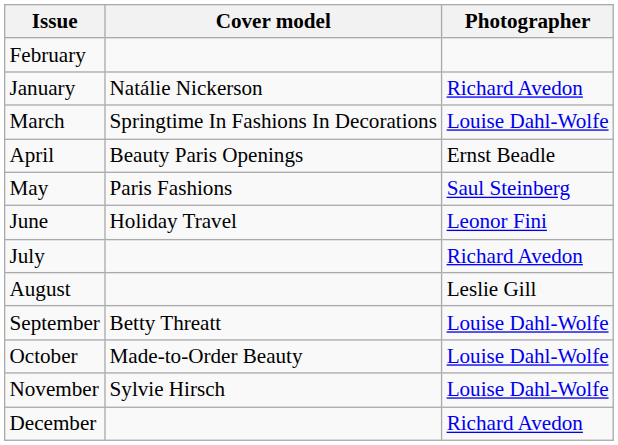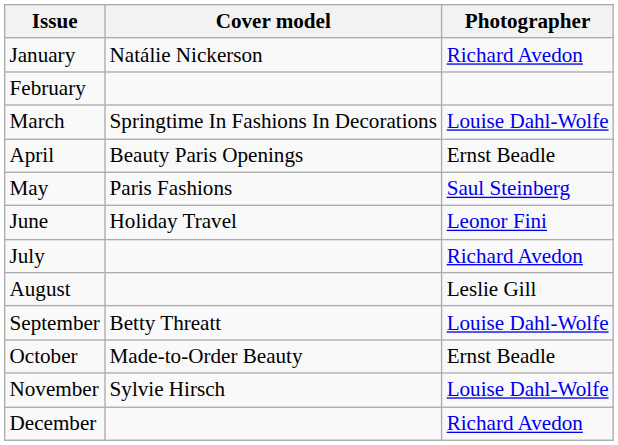rows swapped: (42, 88) <-> (48, 54)
(528, 356) Louise Dahl-Wolfe -> (501, 356) Ernst Beadle
